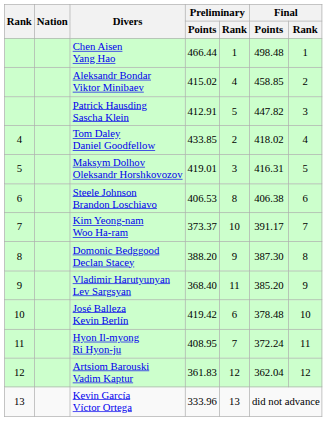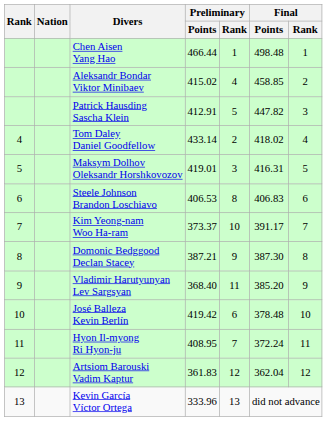(202, 140) 433.85 -> (202, 140) 433.14
(269, 198) 406.38 -> (269, 198) 406.83
(202, 256) 388.20 -> (202, 256) 387.21
